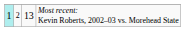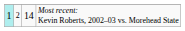(29, 15) 13 -> (29, 15) 14
